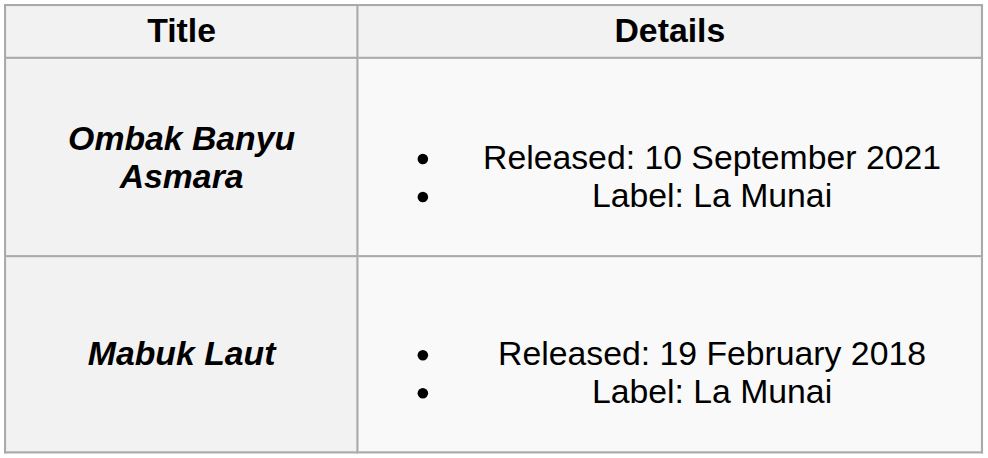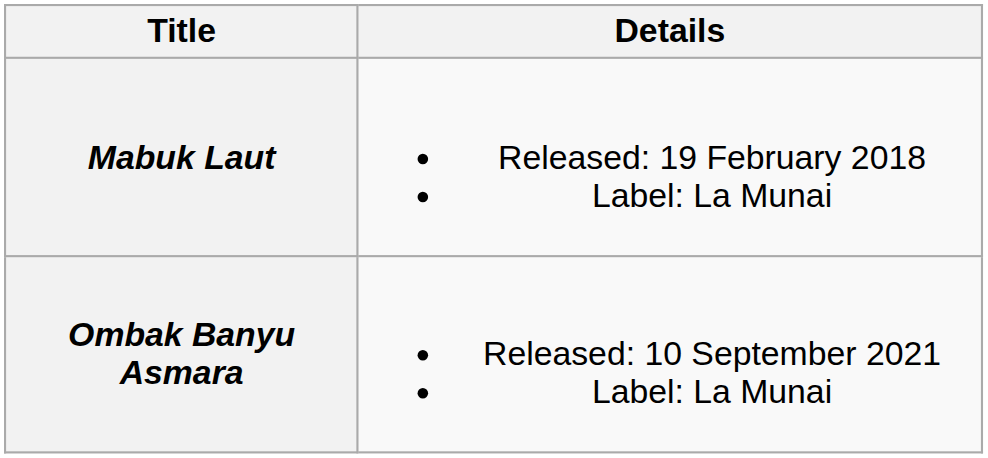rows swapped: (182, 353) <-> (182, 156)
